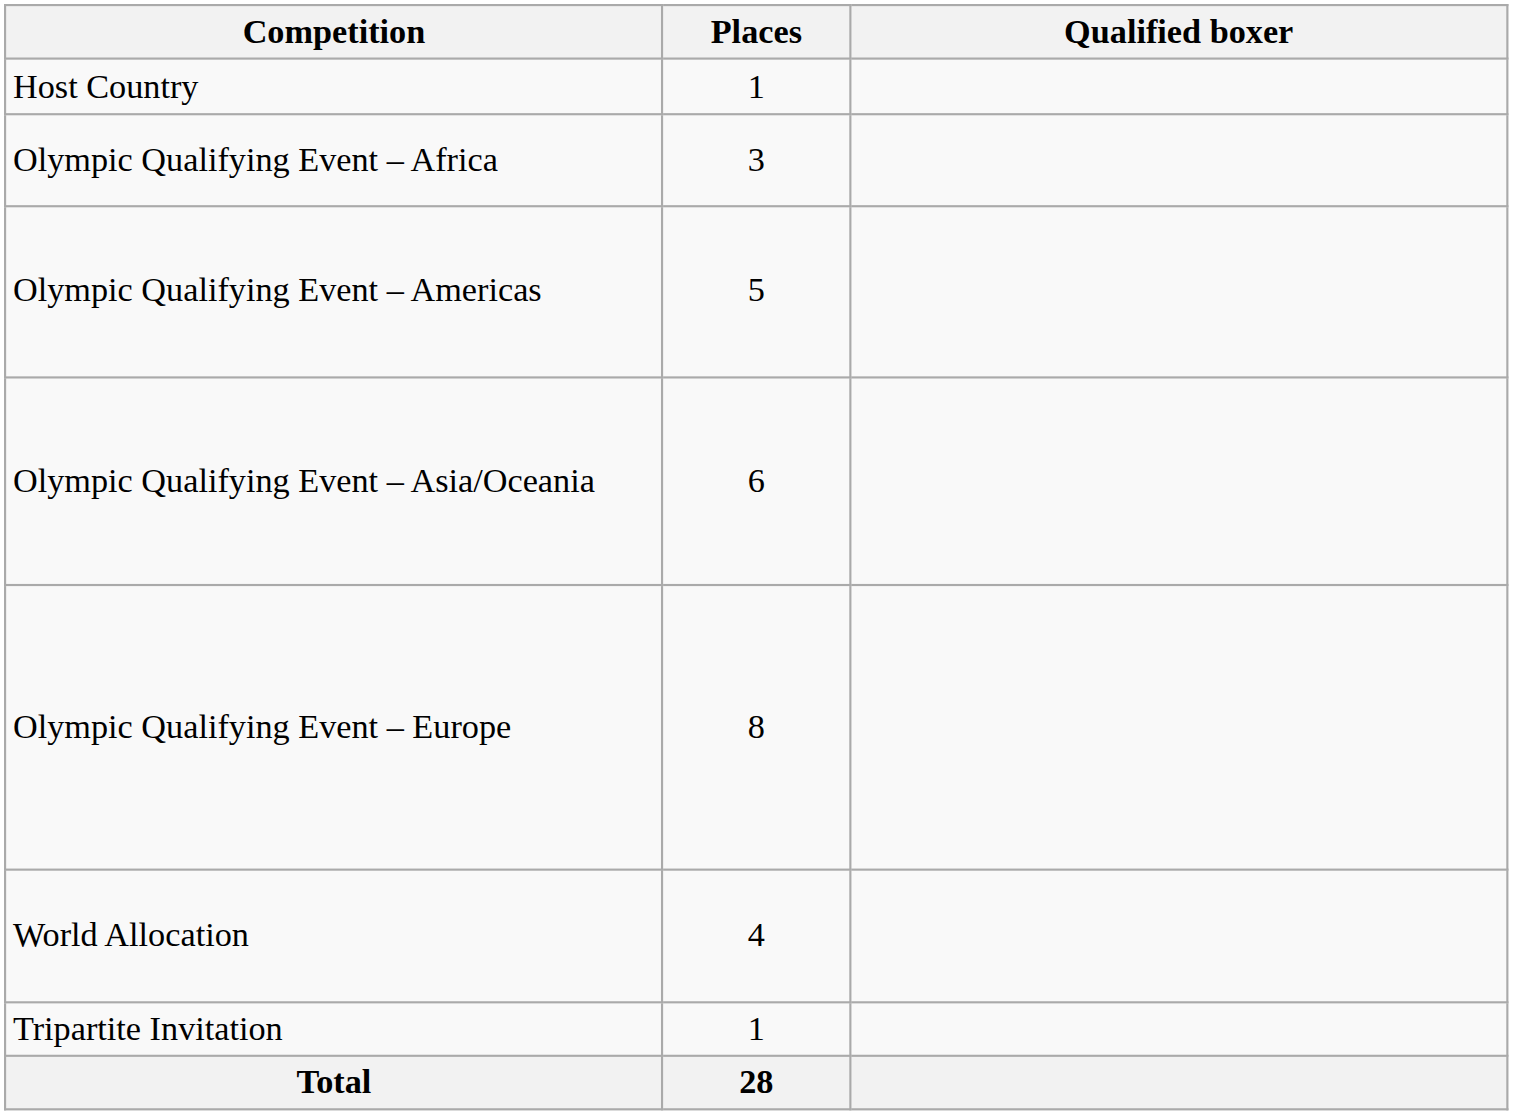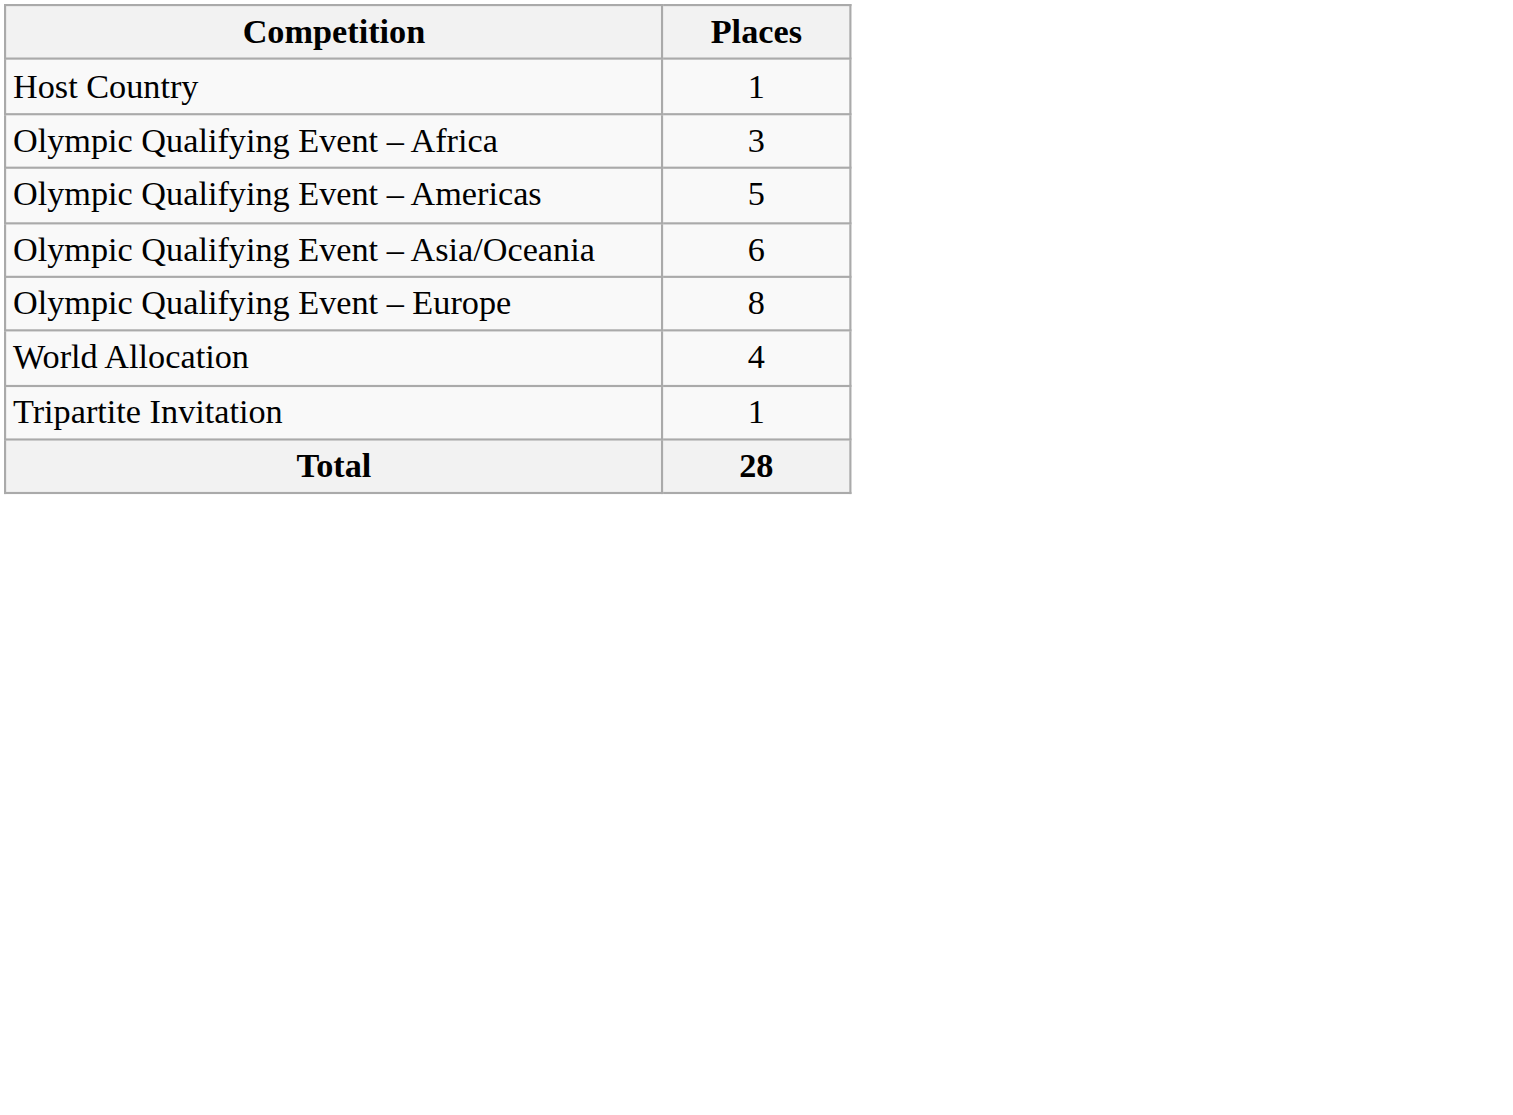- column: (1179, 31)
